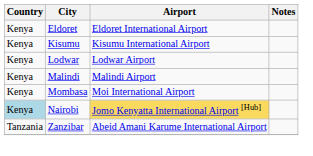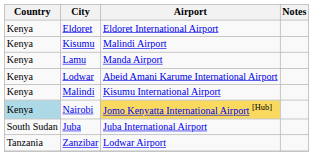(151, 44) Kisumu International Airport -> (135, 44) Malindi Airport
+ row: (74, 60)
(124, 60) Lodwar Airport -> (190, 76) Abeid Amani Karume International Airport
(124, 76) Malindi Airport -> (162, 92) Kisumu International Airport
- row: (68, 92)
+ row: (72, 127)
(179, 127) Abeid Amani Karume International Airport -> (134, 143) Lodwar Airport
